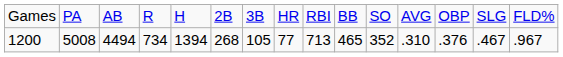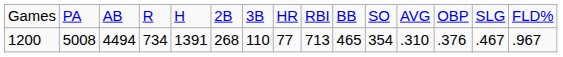(191, 39) 1394 -> (191, 39) 1391
(258, 39) 105 -> (258, 39) 110
(382, 39) 352 -> (381, 39) 354
